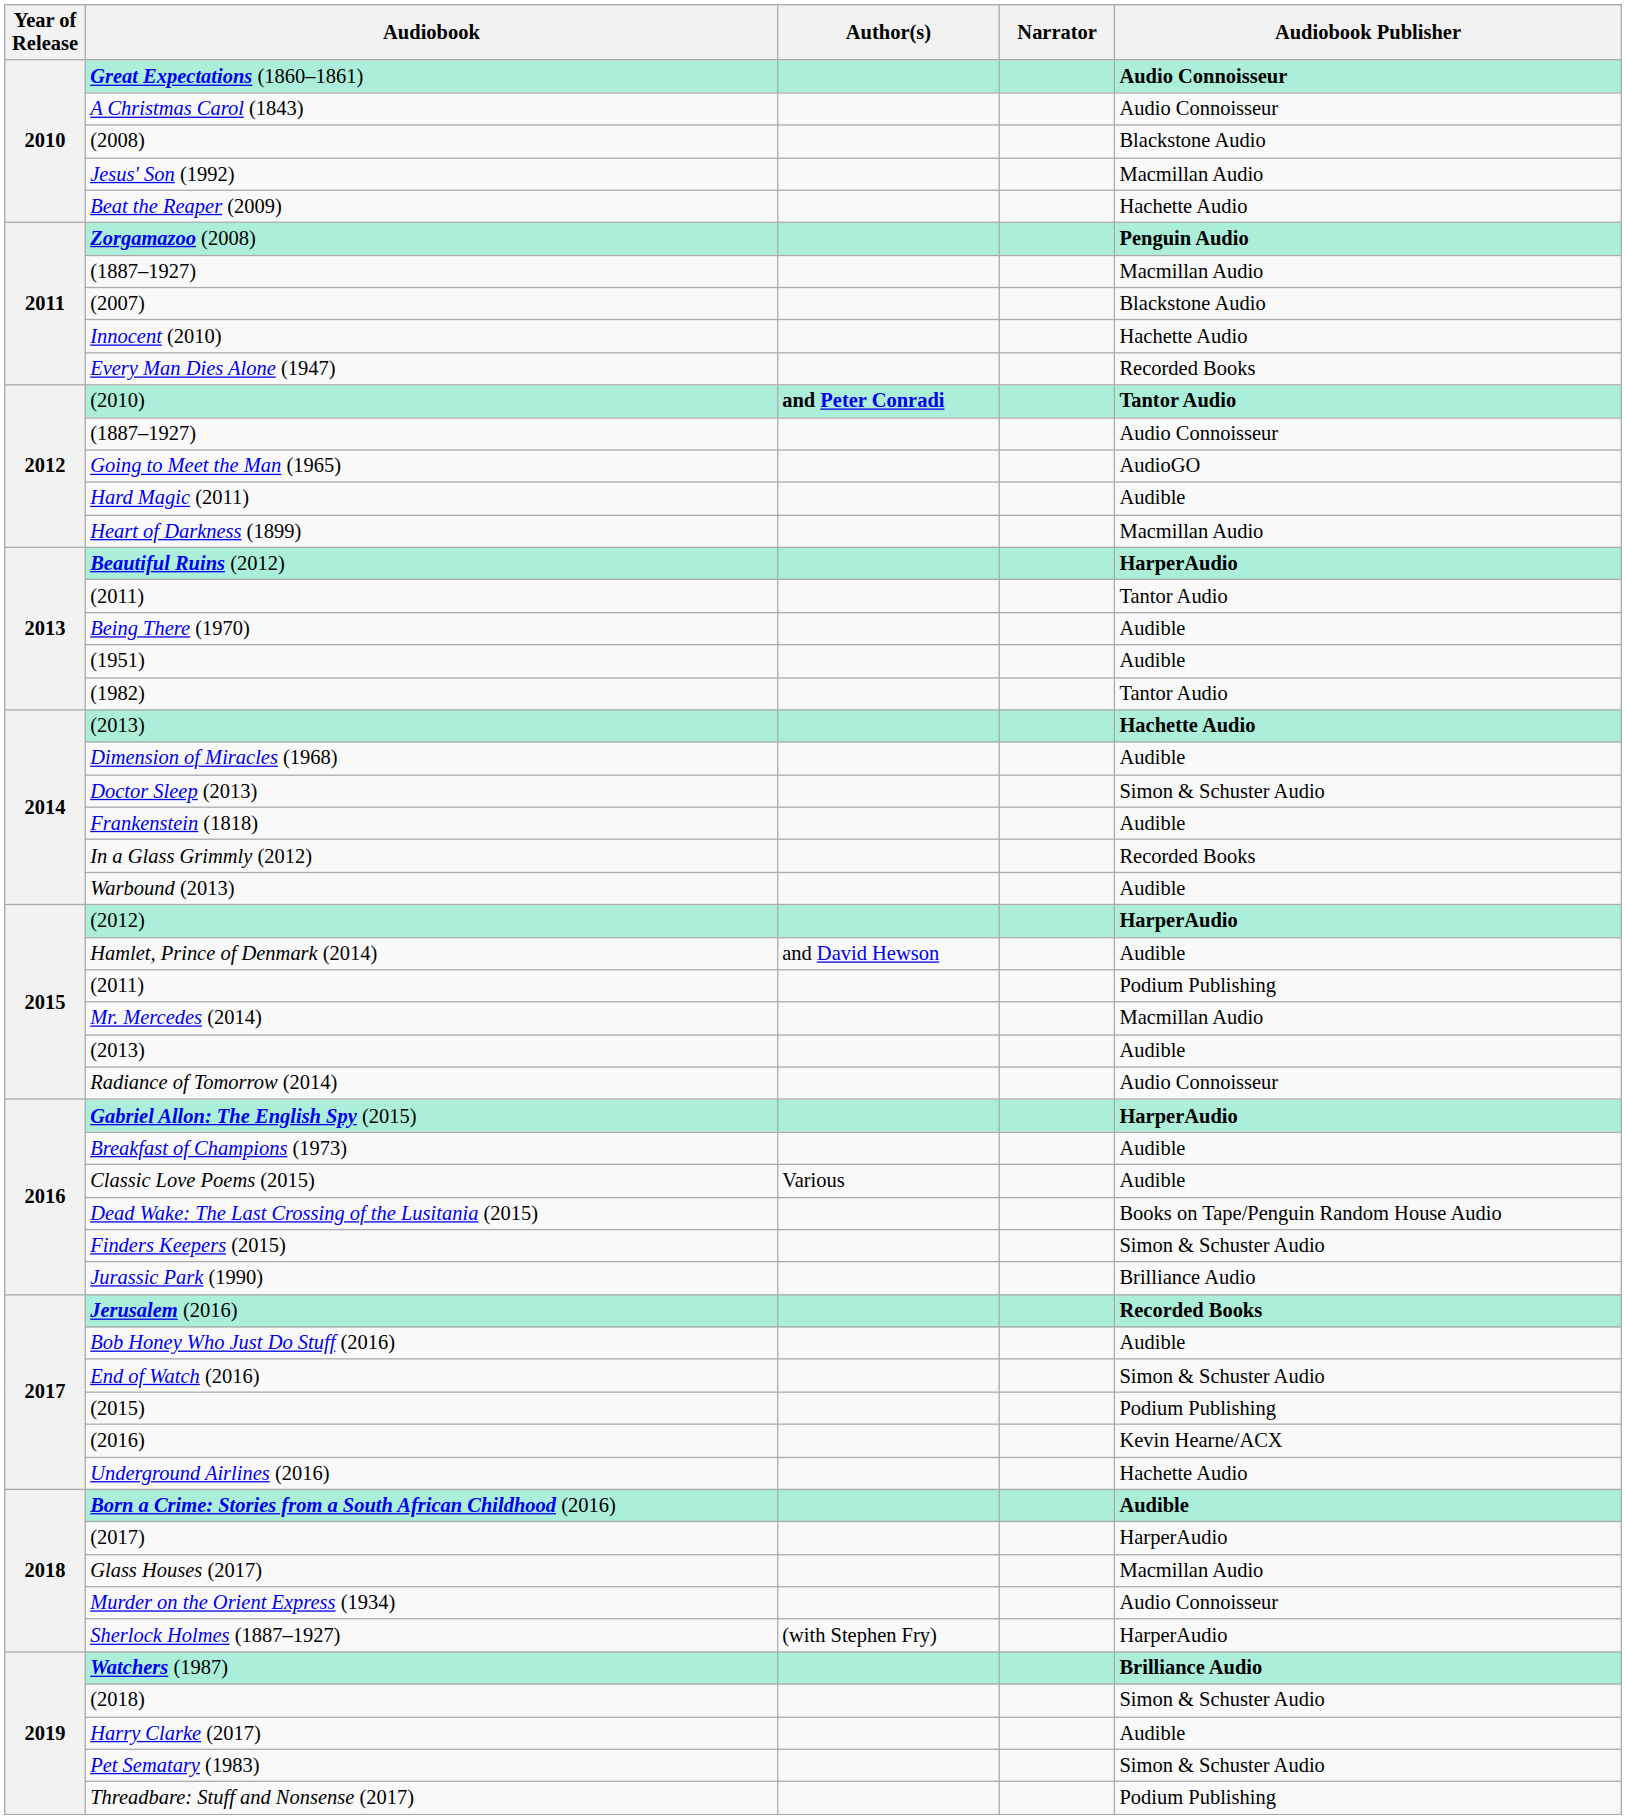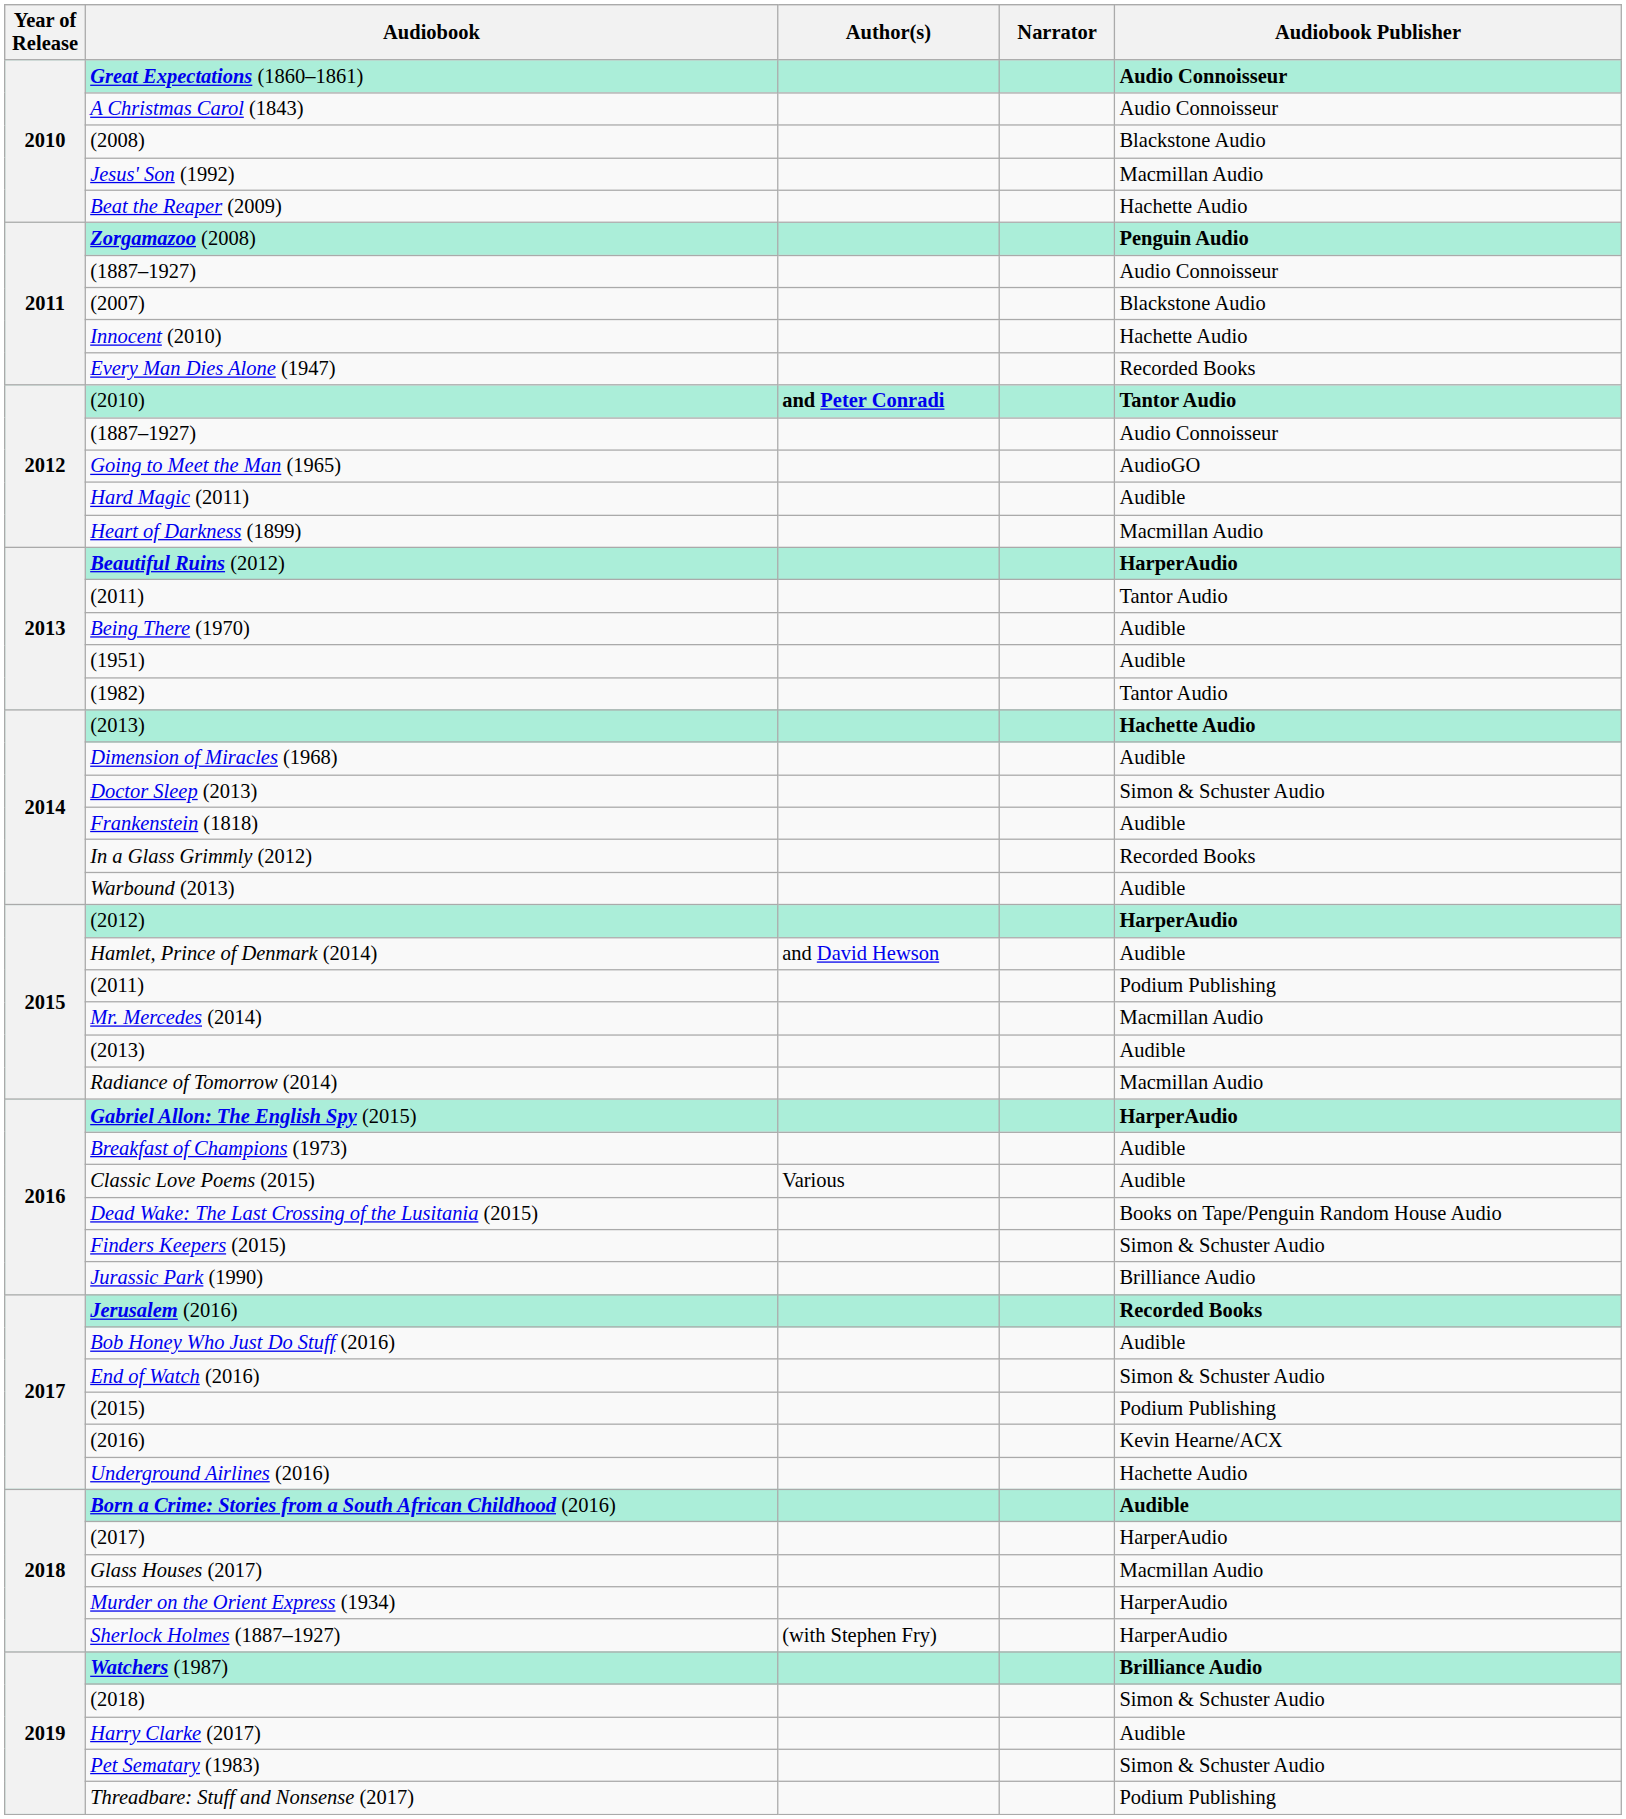(1191, 271) Macmillan Audio -> (1199, 271) Audio Connoisseur
(1199, 1083) Audio Connoisseur -> (1191, 1083) Macmillan Audio
(1199, 1602) Audio Connoisseur -> (1173, 1602) HarperAudio
